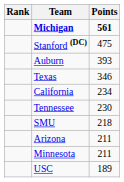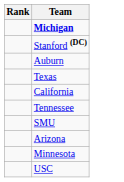- column: (105, 12)
